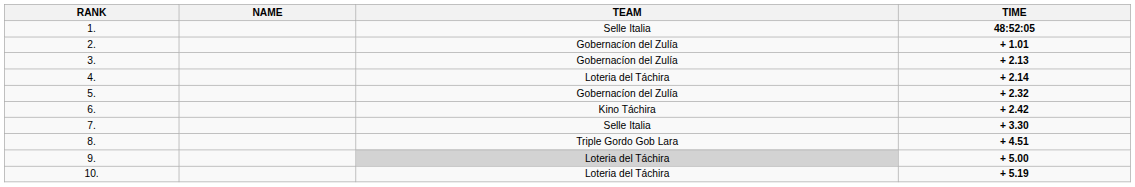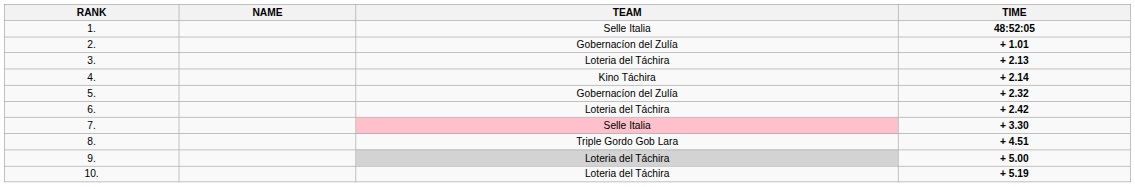(627, 61) Gobernacíon del Zulía -> (627, 61) Loteria del Táchira
(627, 77) Loteria del Táchira -> (627, 77) Kino Táchira
(627, 110) Kino Táchira -> (627, 110) Loteria del Táchira
(627, 126) no background -> (627, 126) pink background
